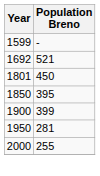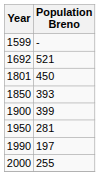(45, 94) 395 -> (45, 94) 393
+ row: (19, 146)
